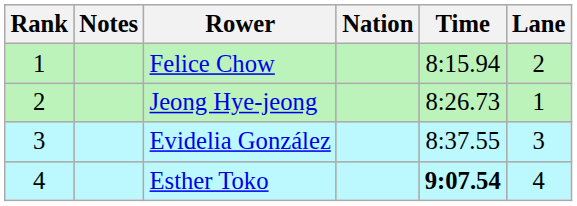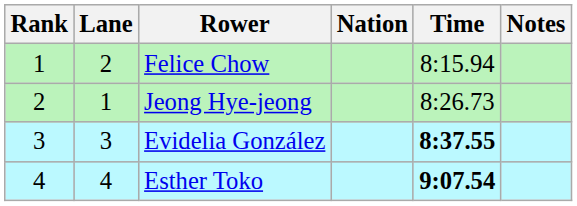columns swapped: (539, 24) <-> (109, 24)
(463, 141) normal -> (457, 141) bold
